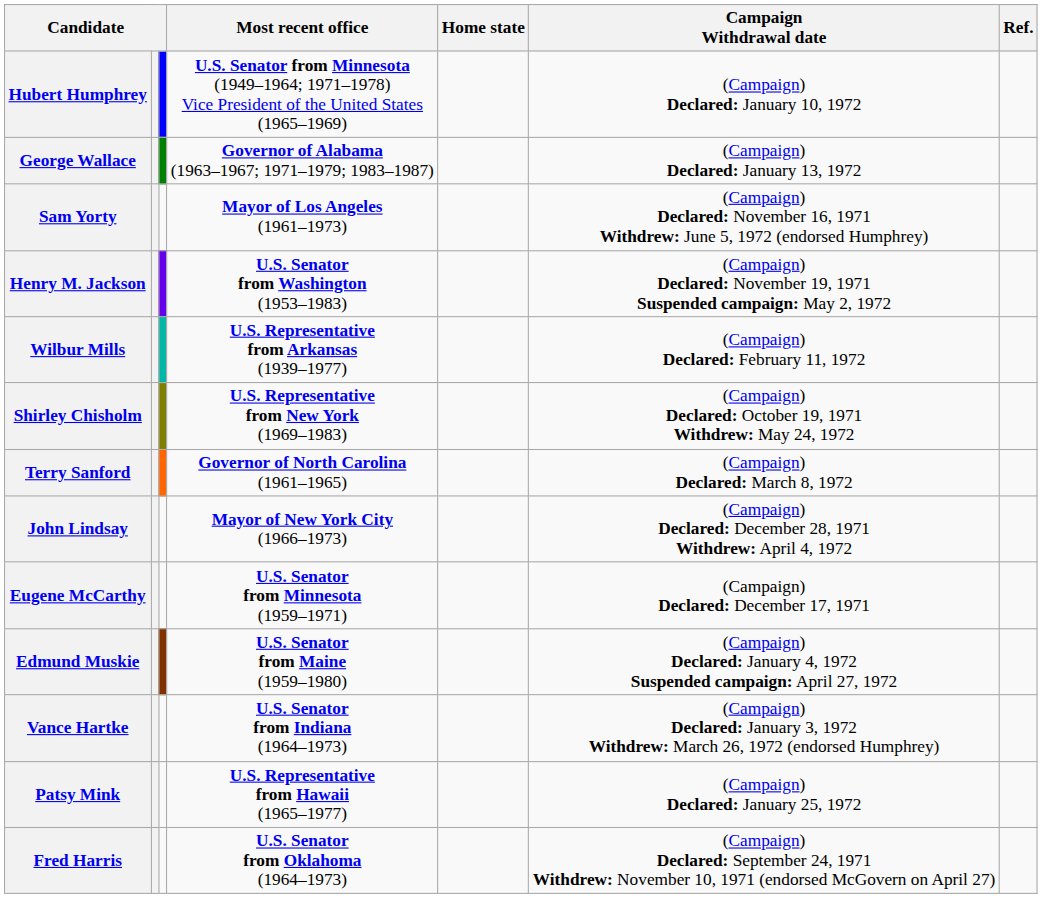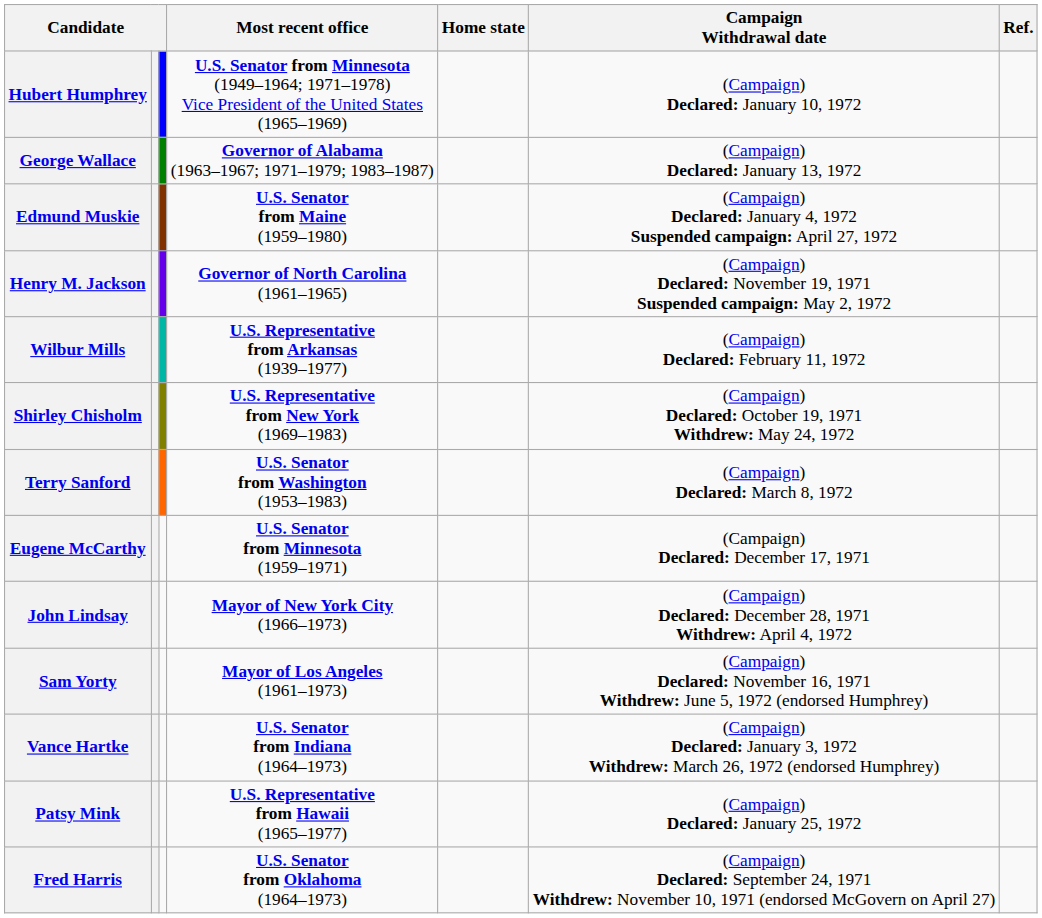rows swapped: (78, 661) <-> (78, 217)
(302, 283) U.S. Senator from Washington (1953–1983) -> (302, 283) Governor of North Carolina (1961–1965)
(302, 472) Governor of North Carolina (1961–1965) -> (302, 482) U.S. Senator from Washington (1953–1983)
rows swapped: (78, 529) <-> (78, 595)
